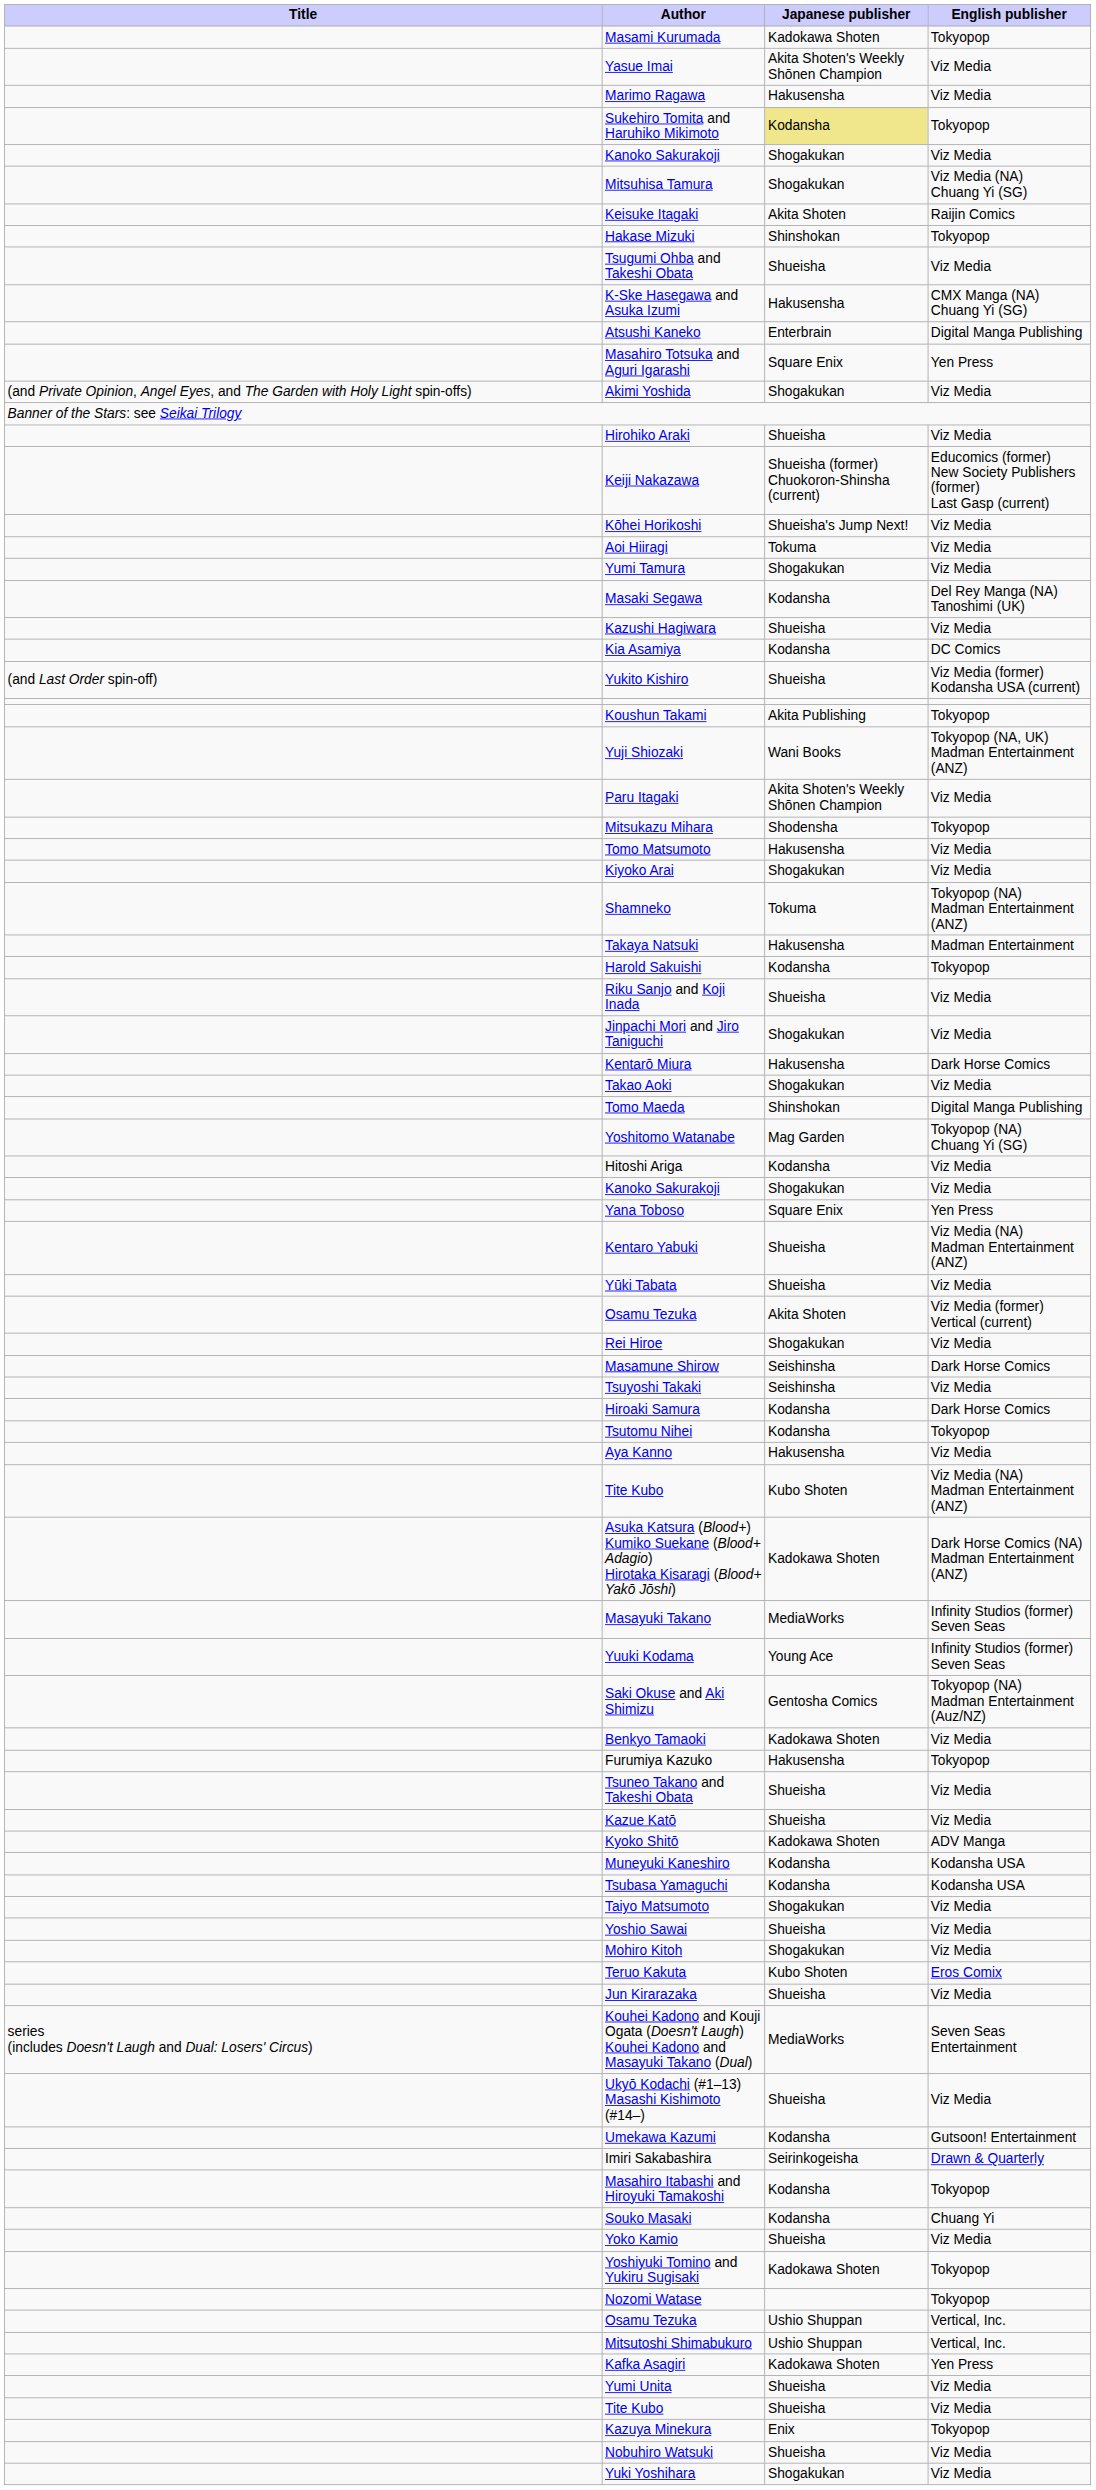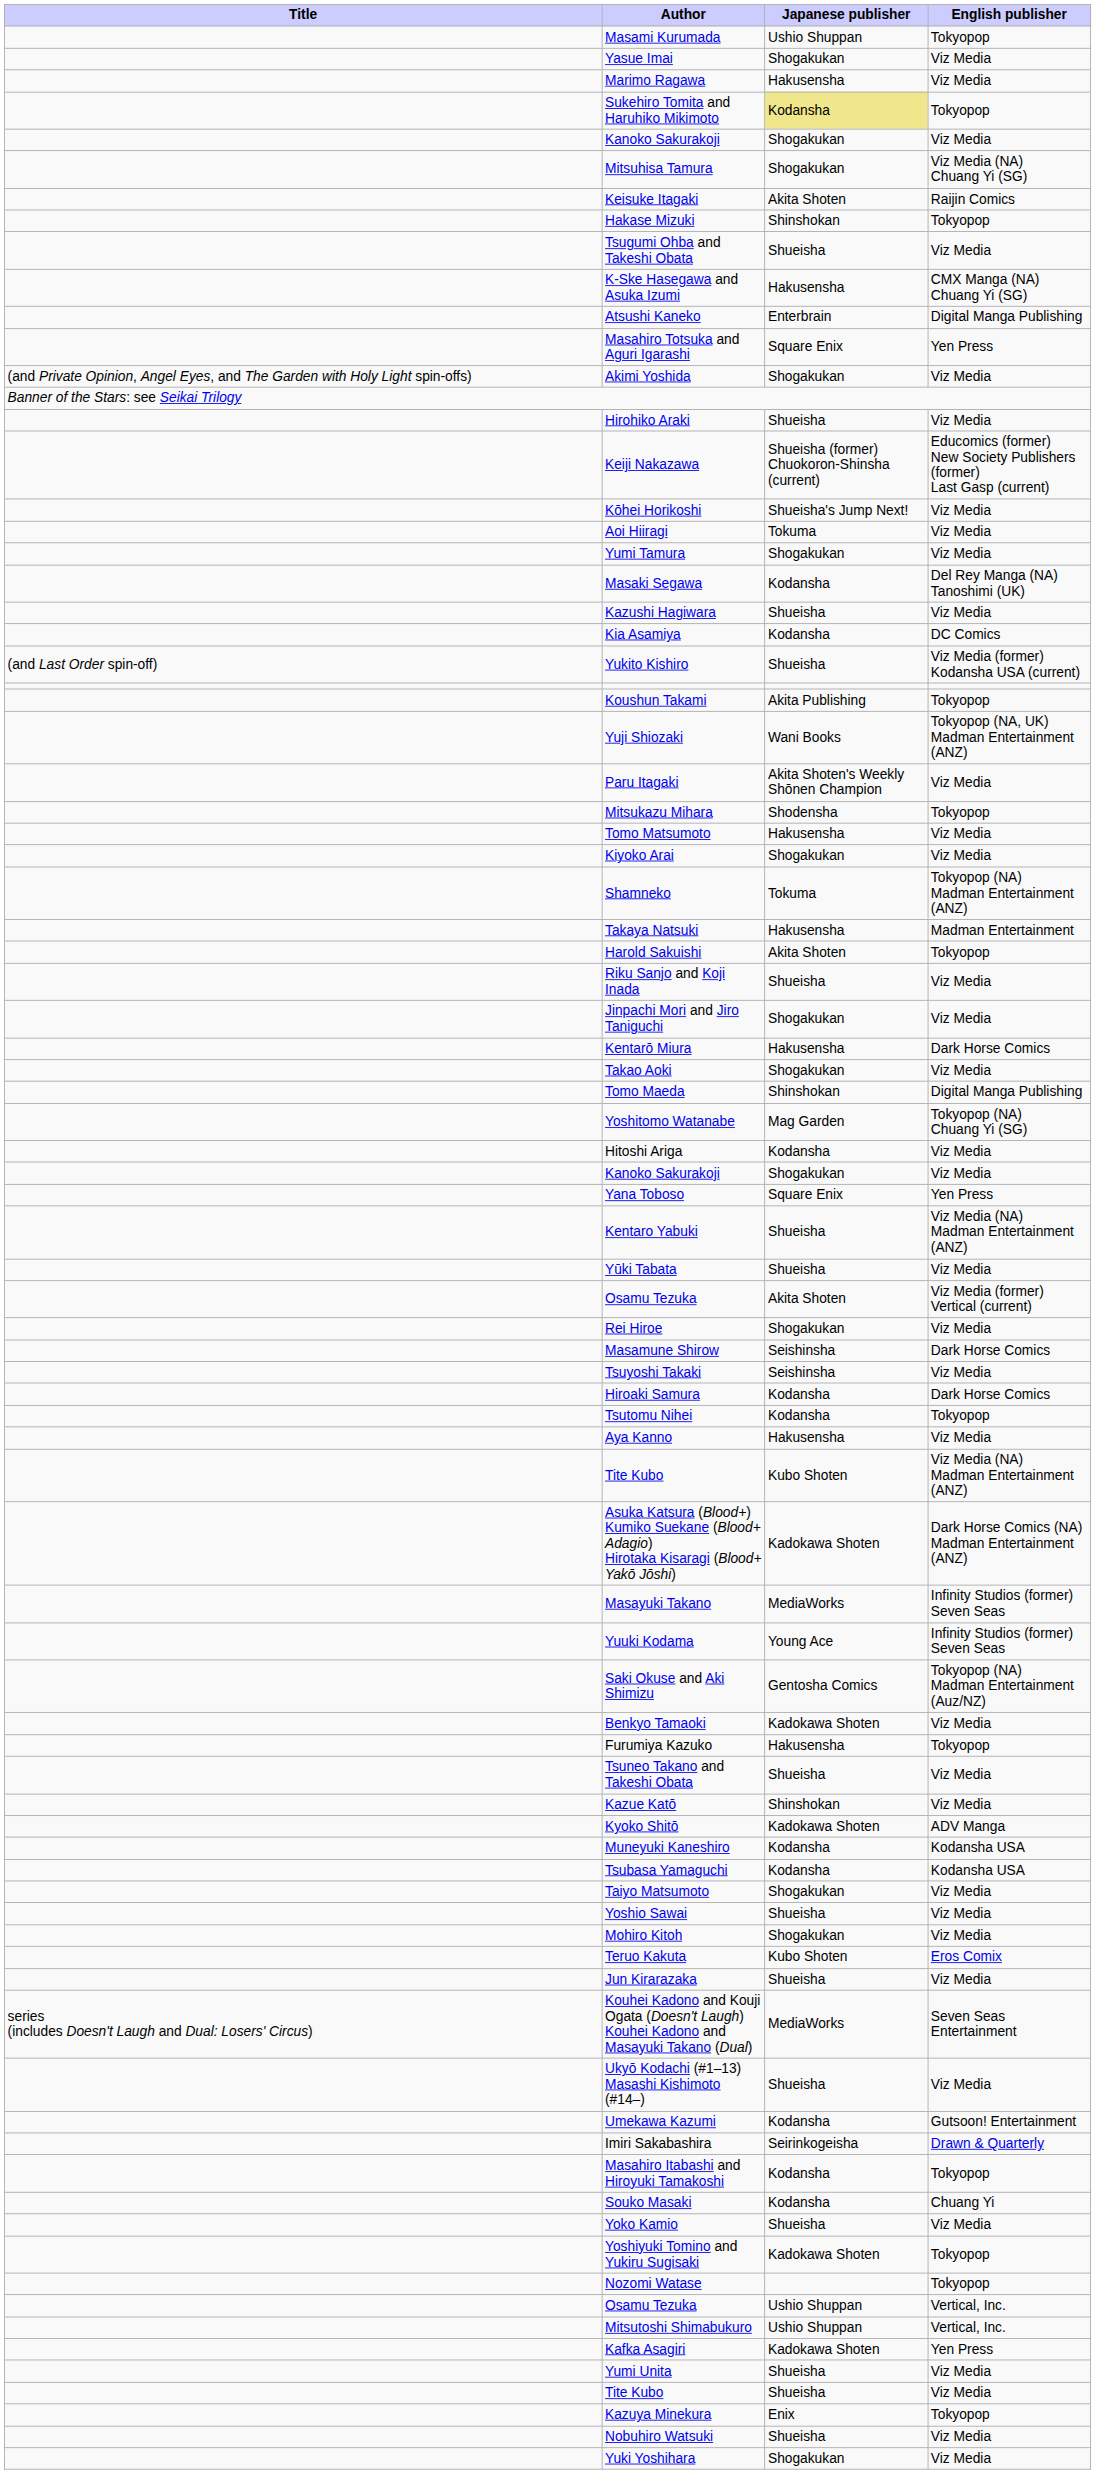(824, 37) Kadokawa Shoten -> (815, 37) Ushio Shuppan
(836, 66) Akita Shoten's Weekly Shōnen Champion -> (806, 59) Shogakukan
(799, 967) Kodansha -> (807, 952) Akita Shoten
(797, 1820) Shueisha -> (804, 1804) Shinshokan
